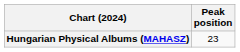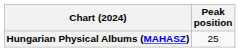(213, 39) 23 -> (213, 39) 25
